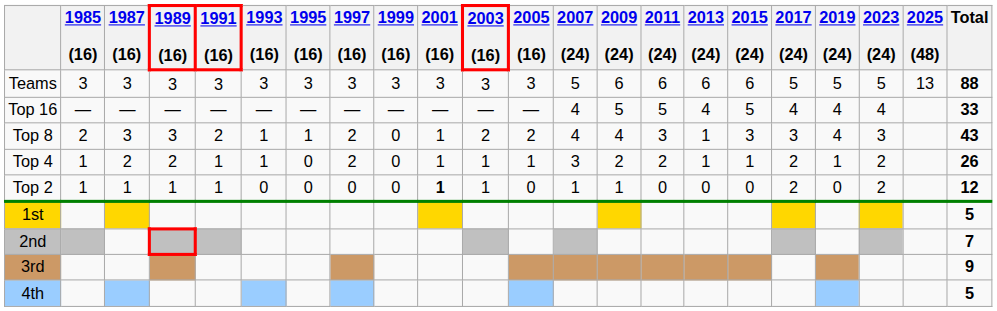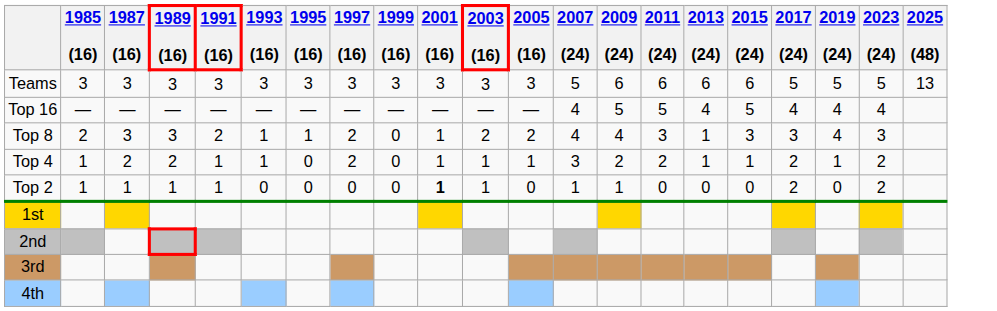- column: (970, 18)
